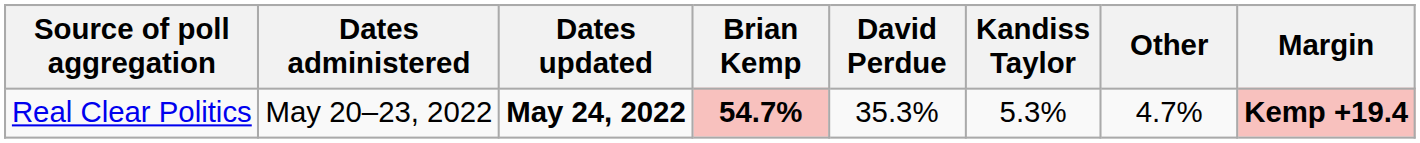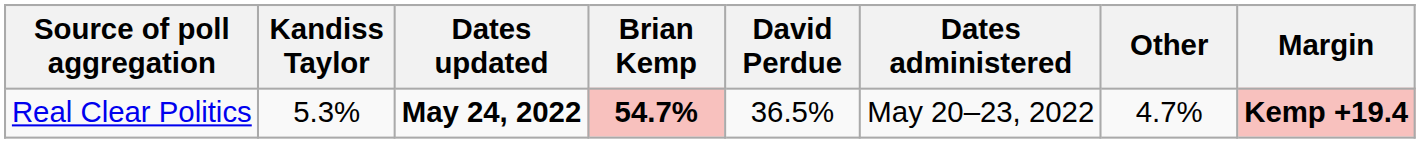columns swapped: (379, 46) <-> (1033, 46)
(897, 112) 35.3% -> (792, 112) 36.5%
